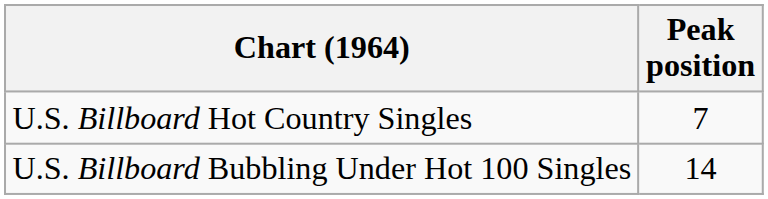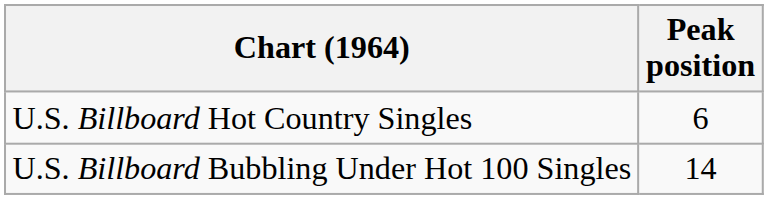(701, 117) 7 -> (701, 117) 6
